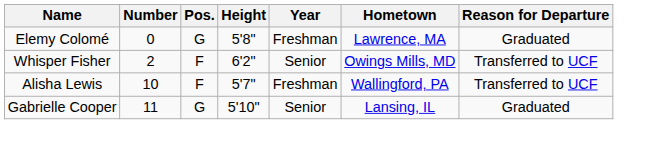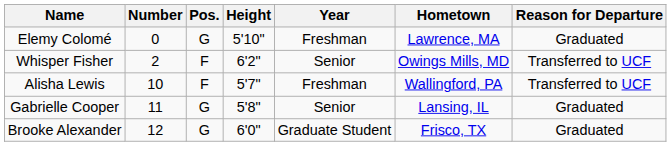(244, 38) 5'8" -> (249, 38) 5'10"
(244, 107) 5'10" -> (249, 107) 5'8"
+ row: (65, 130)
